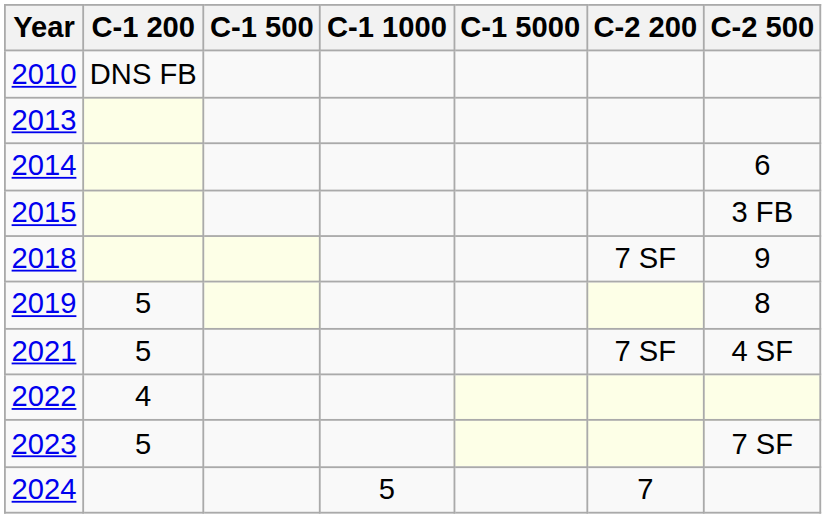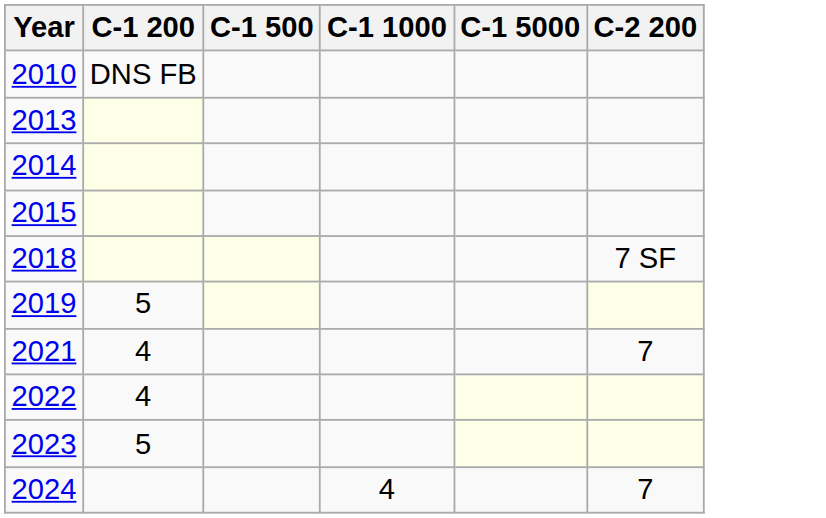- column: (762, 27)
(143, 350) 5 -> (143, 350) 4
(645, 350) 7 SF -> (645, 350) 7
(387, 489) 5 -> (387, 489) 4
